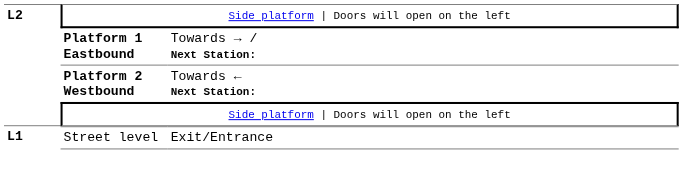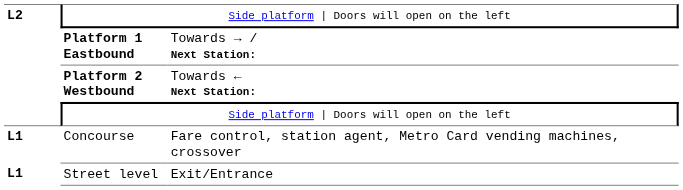+ row: (99, 137)
